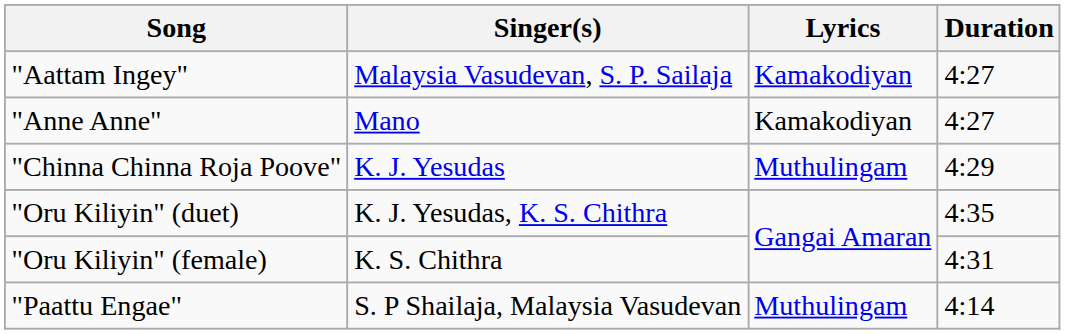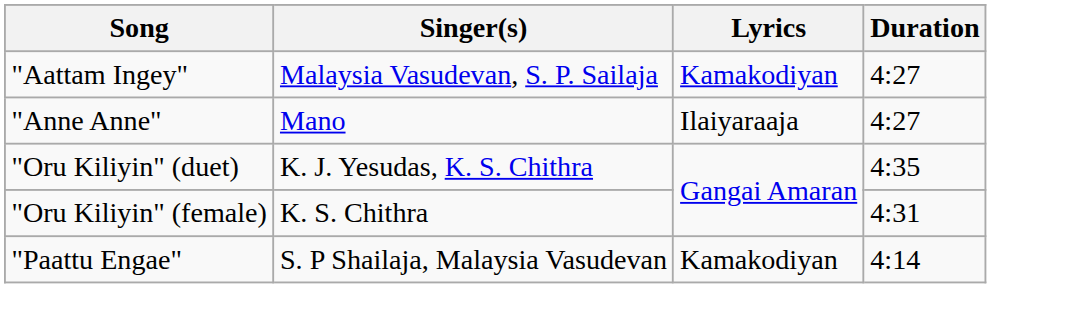(833, 120) Kamakodiyan -> (739, 120) Ilaiyaraaja
- row: (176, 166)
(831, 306) Muthulingam -> (759, 259) Kamakodiyan
